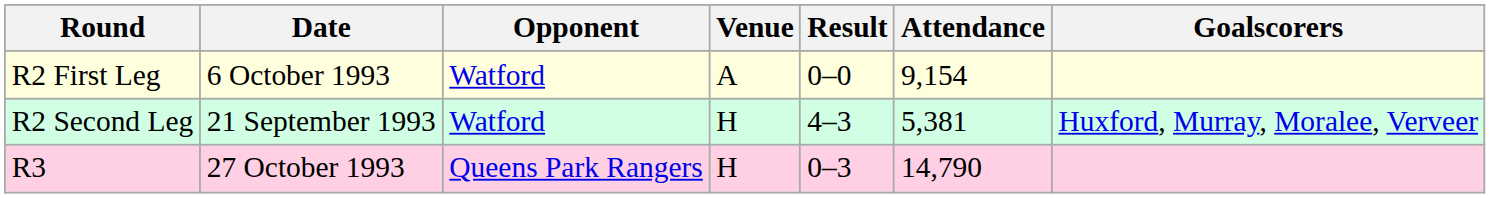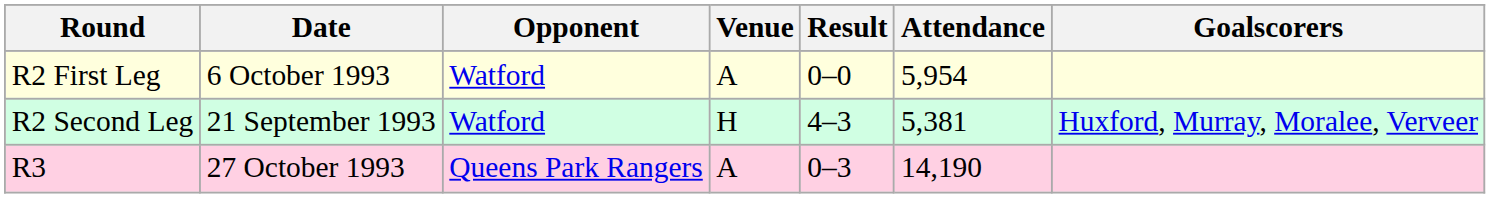(934, 74) 9,154 -> (934, 74) 5,954
(727, 167) H -> (727, 167) A
(942, 167) 14,790 -> (942, 167) 14,190
